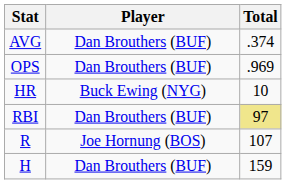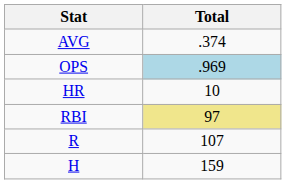- column: (143, 16)
(260, 66) no background -> (212, 66) lightblue background
